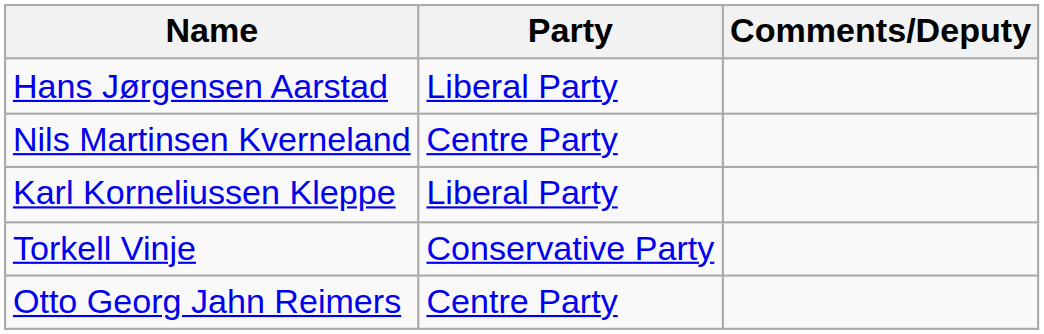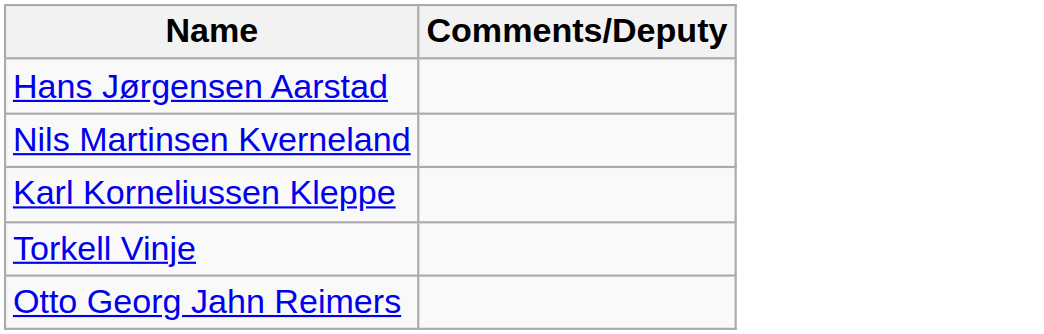- column: (570, 31)
